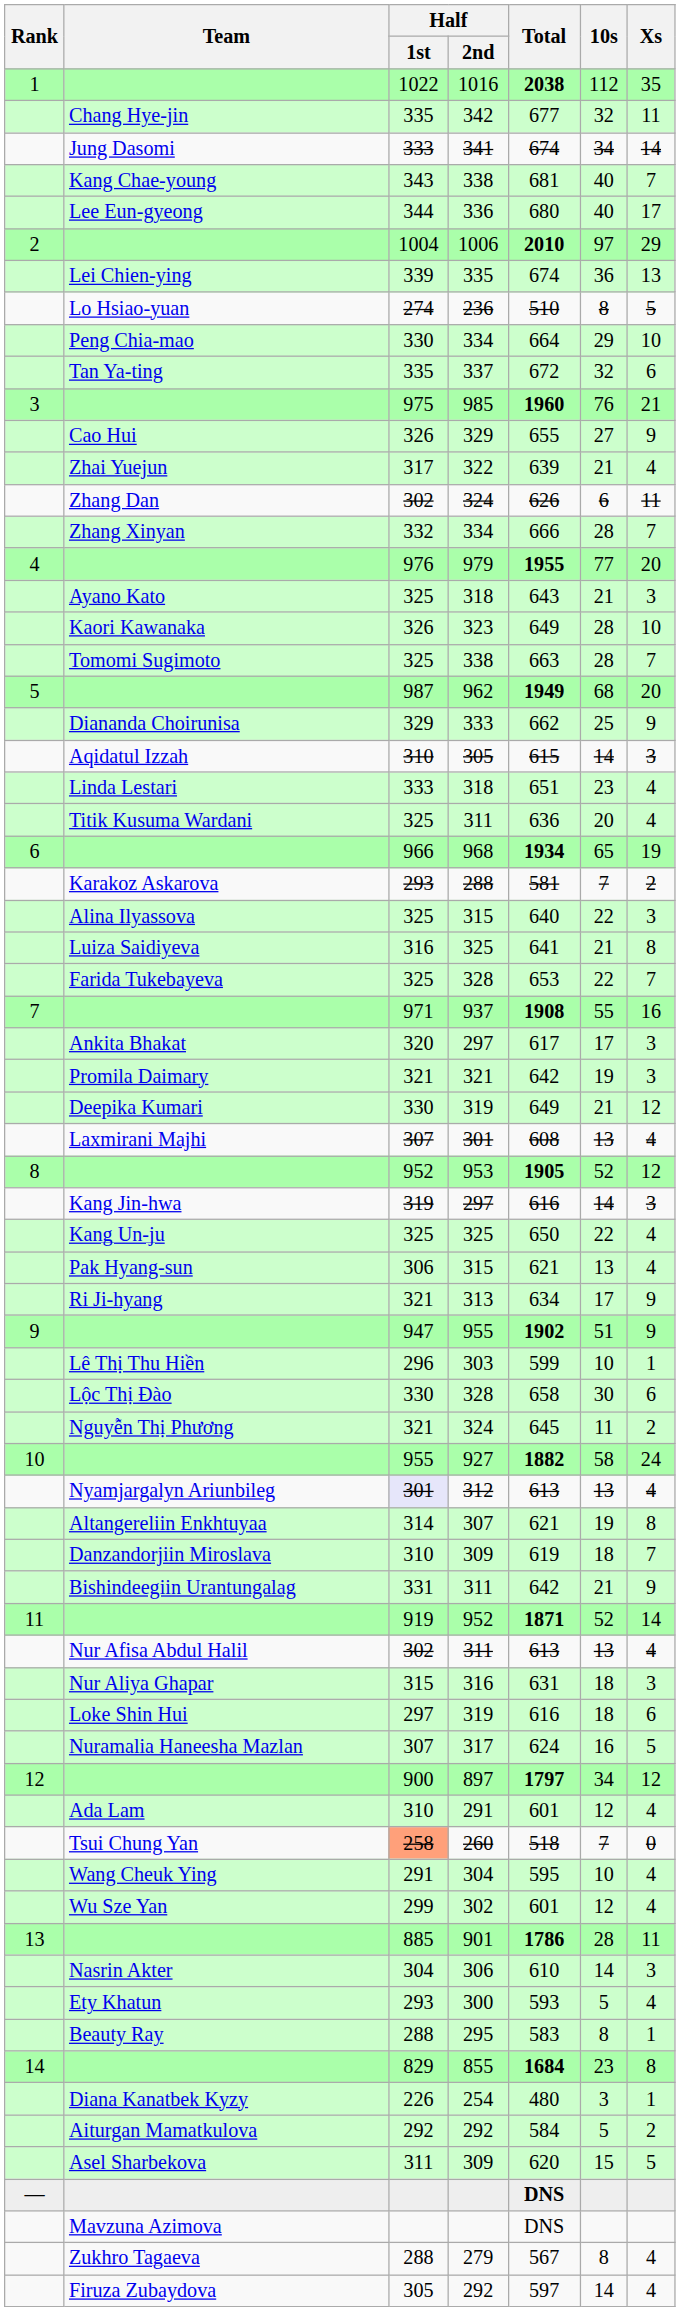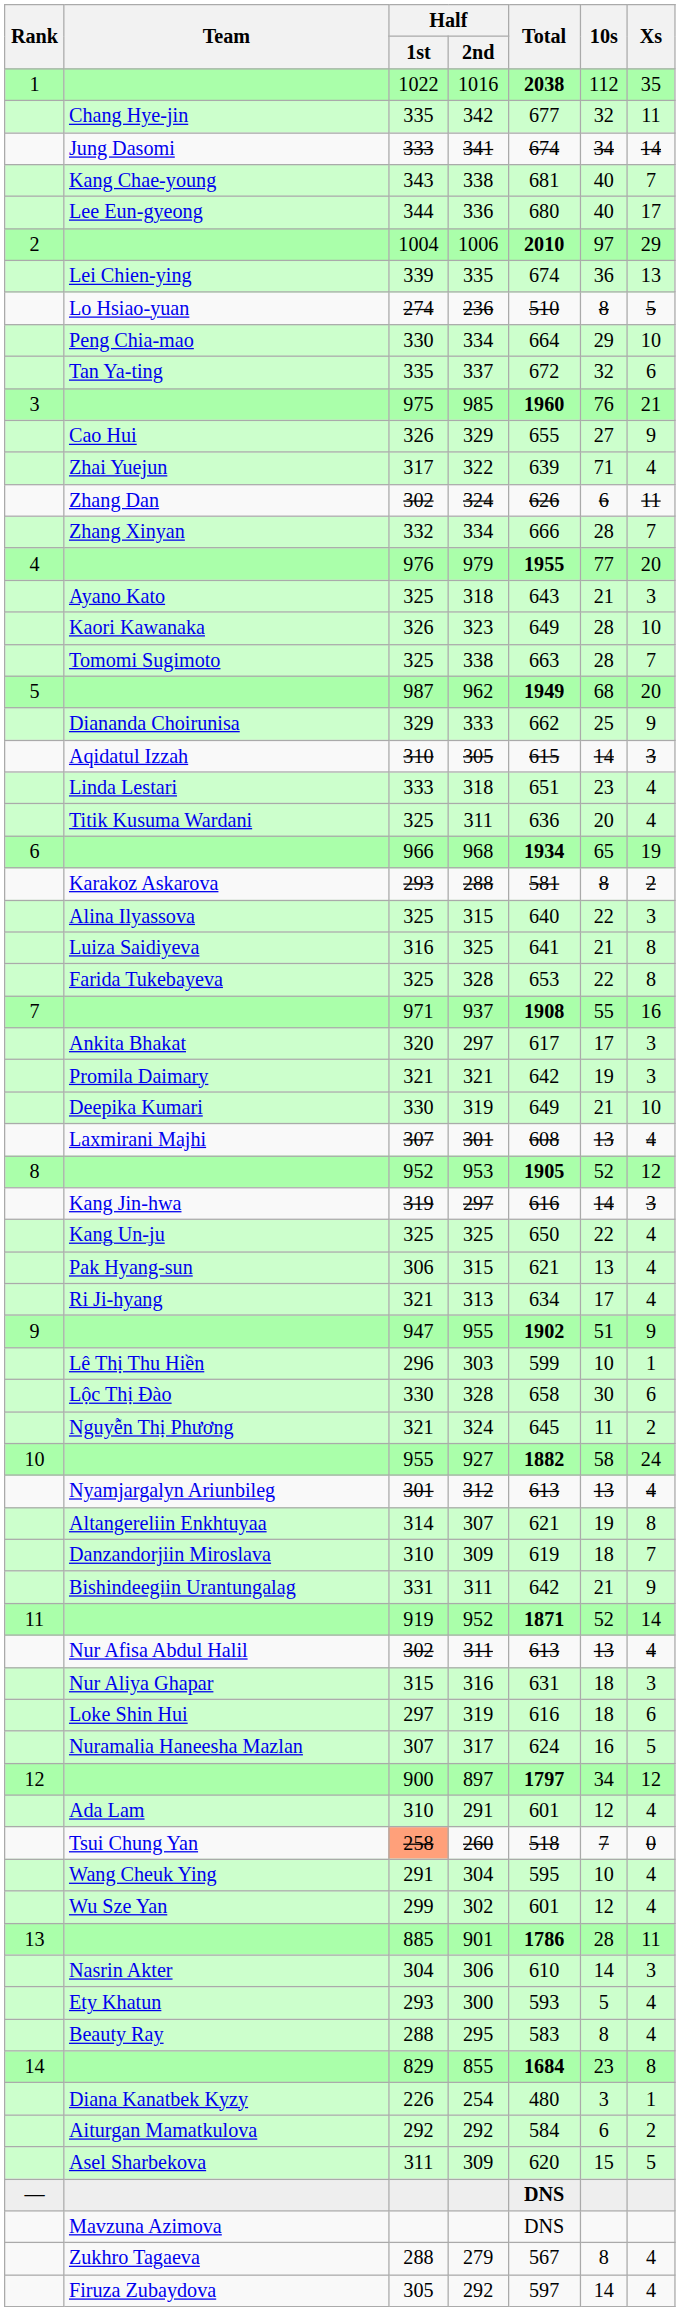(604, 468) 21 -> (604, 468) 71
(604, 883) 7 -> (604, 883) 8
(651, 979) 7 -> (651, 979) 8
(651, 1107) 12 -> (651, 1107) 10
(651, 1299) 9 -> (651, 1299) 4
(418, 1491) lavender background -> (418, 1491) no background
(651, 2034) 1 -> (651, 2034) 4
(604, 2130) 5 -> (604, 2130) 6
